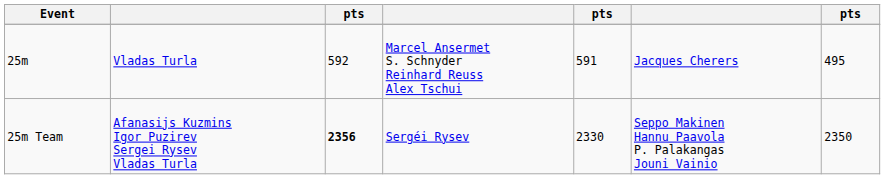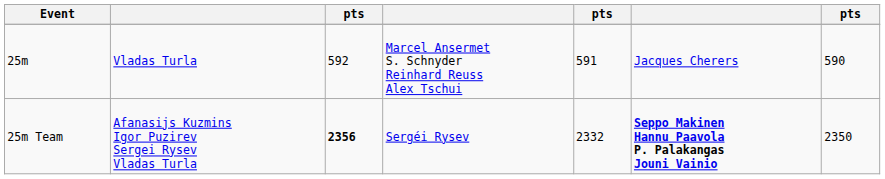(835, 61) 495 -> (835, 61) 590
(590, 136) 2330 -> (590, 136) 2332
(679, 143) normal -> (679, 143) bold
